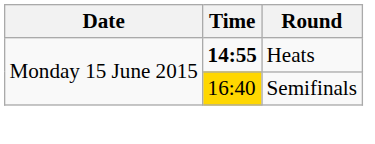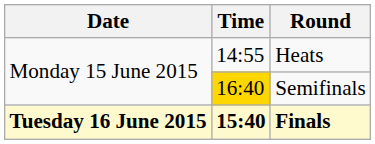(232, 54) bold -> (240, 54) normal
+ row: (303, 121)
